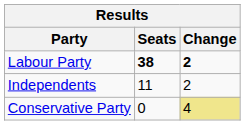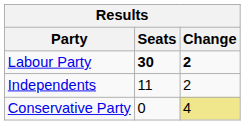(146, 62) 38 -> (146, 62) 30
